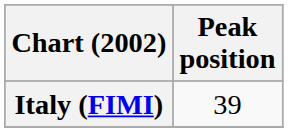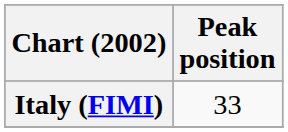(227, 103) 39 -> (227, 103) 33
